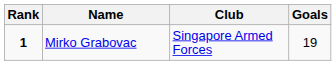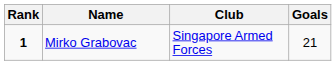(310, 42) 19 -> (310, 42) 21
